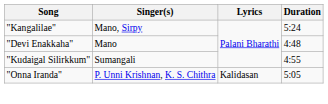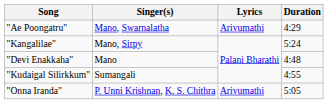+ row: (37, 28)
(239, 75) Kalidasan -> (242, 91) Arivumathi
